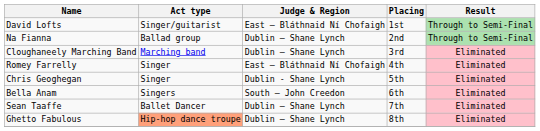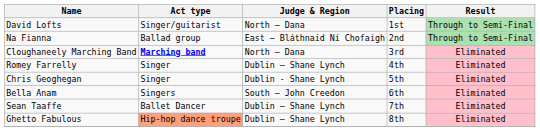(315, 25) East – Bláthnaid Ní Chofaigh -> (275, 25) North – Dana
(295, 38) Dublin – Shane Lynch -> (315, 38) East – Bláthnaid Ní Chofaigh
(173, 52) normal -> (173, 52) bold
(295, 52) Dublin – Shane Lynch -> (275, 52) North – Dana
(315, 65) East – Bláthnaid Ní Chofaigh -> (295, 65) Dublin – Shane Lynch
